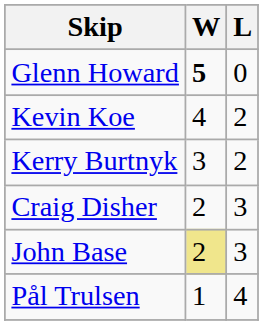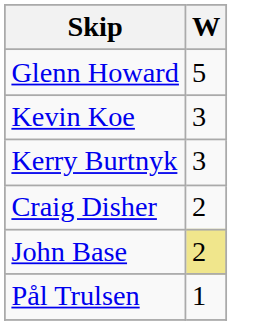- column: (243, 26)
(199, 71) bold -> (199, 71) normal
(199, 116) 4 -> (199, 116) 3
